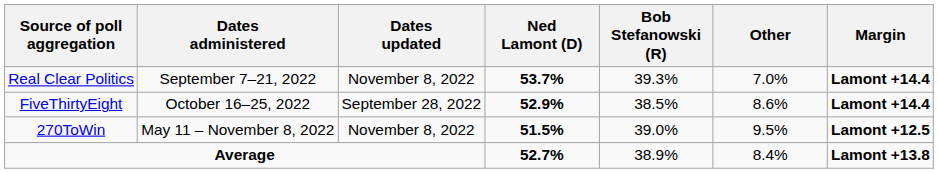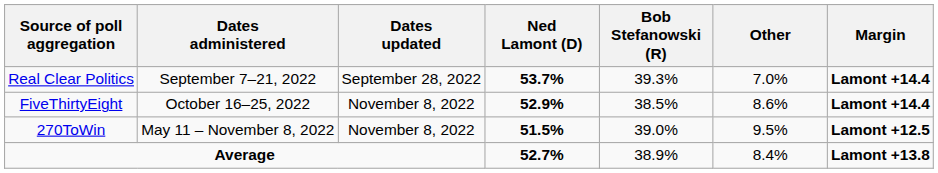(411, 79) November 8, 2022 -> (411, 79) September 28, 2022
(411, 104) September 28, 2022 -> (411, 104) November 8, 2022
